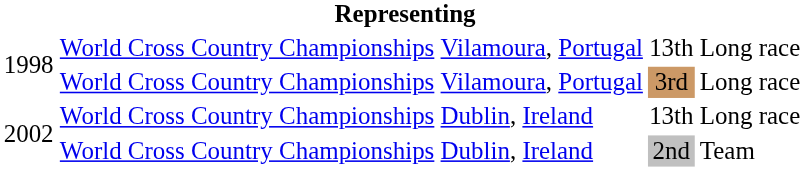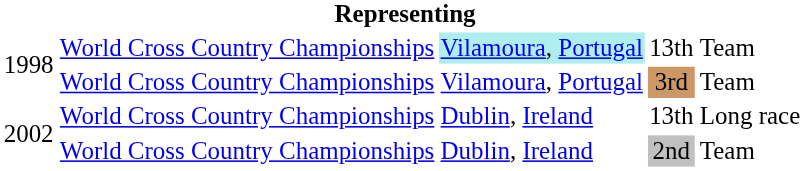(542, 47) no background -> (542, 47) paleturquoise background
(750, 47) Long race -> (727, 47) Team
(750, 82) Long race -> (727, 82) Team
